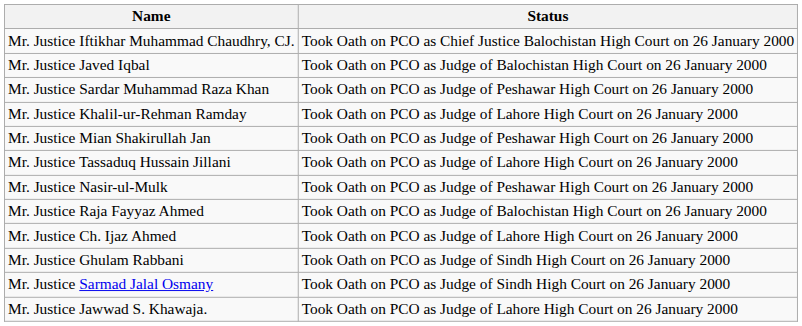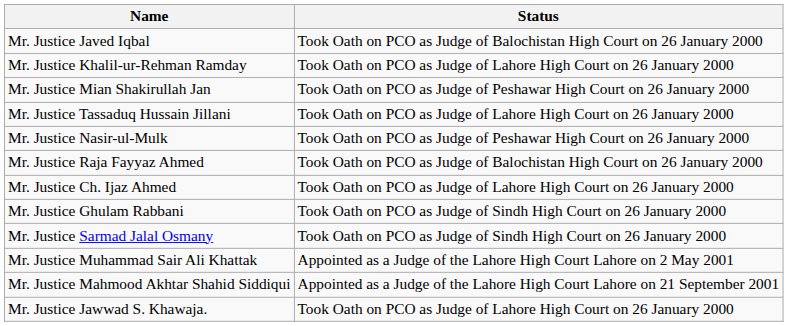- row: (151, 41)
- row: (139, 89)
+ row: (133, 260)
+ row: (149, 284)
